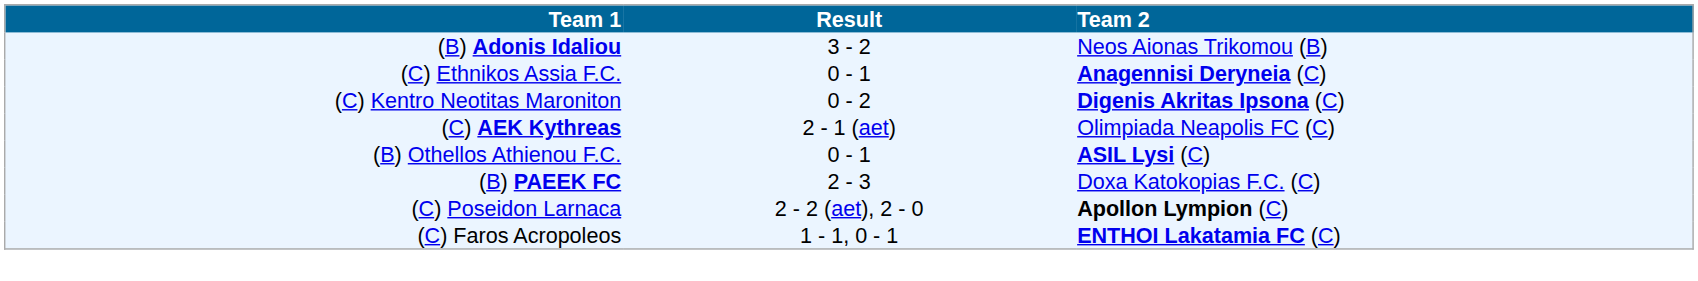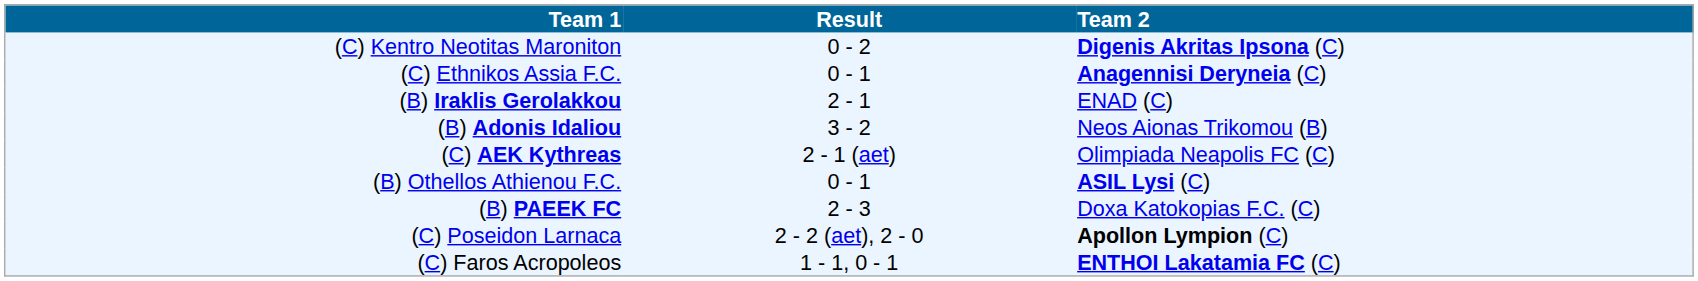rows swapped: (530, 46) <-> (478, 100)
+ row: (510, 100)
